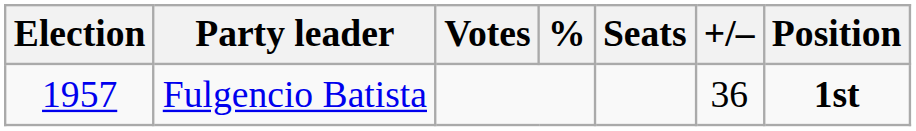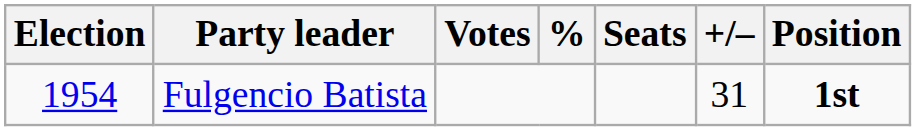(80, 93) 1957 -> (80, 93) 1954
(729, 93) 36 -> (729, 93) 31
